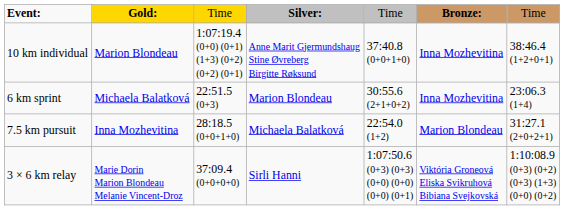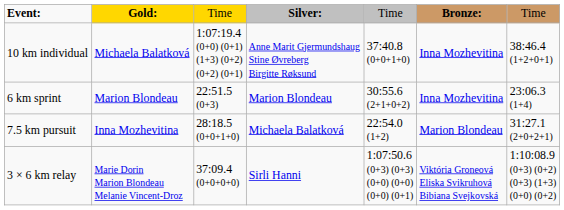(136, 52) Marion Blondeau -> (142, 52) Michaela Balatková
(142, 98) Michaela Balatková -> (136, 98) Marion Blondeau
